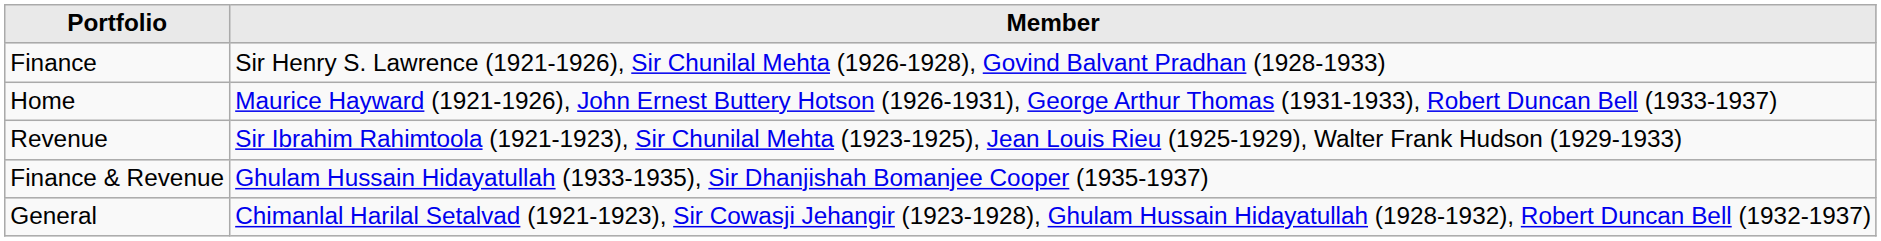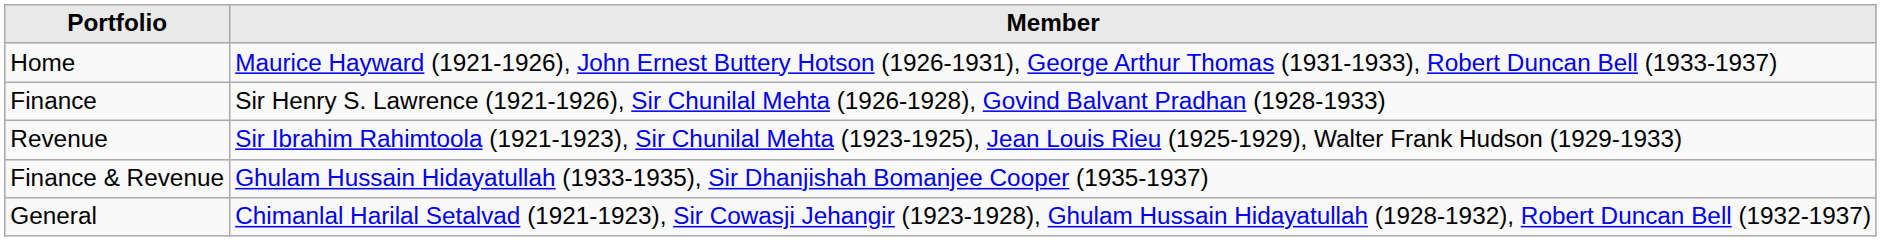rows swapped: (43, 100) <-> (54, 62)
